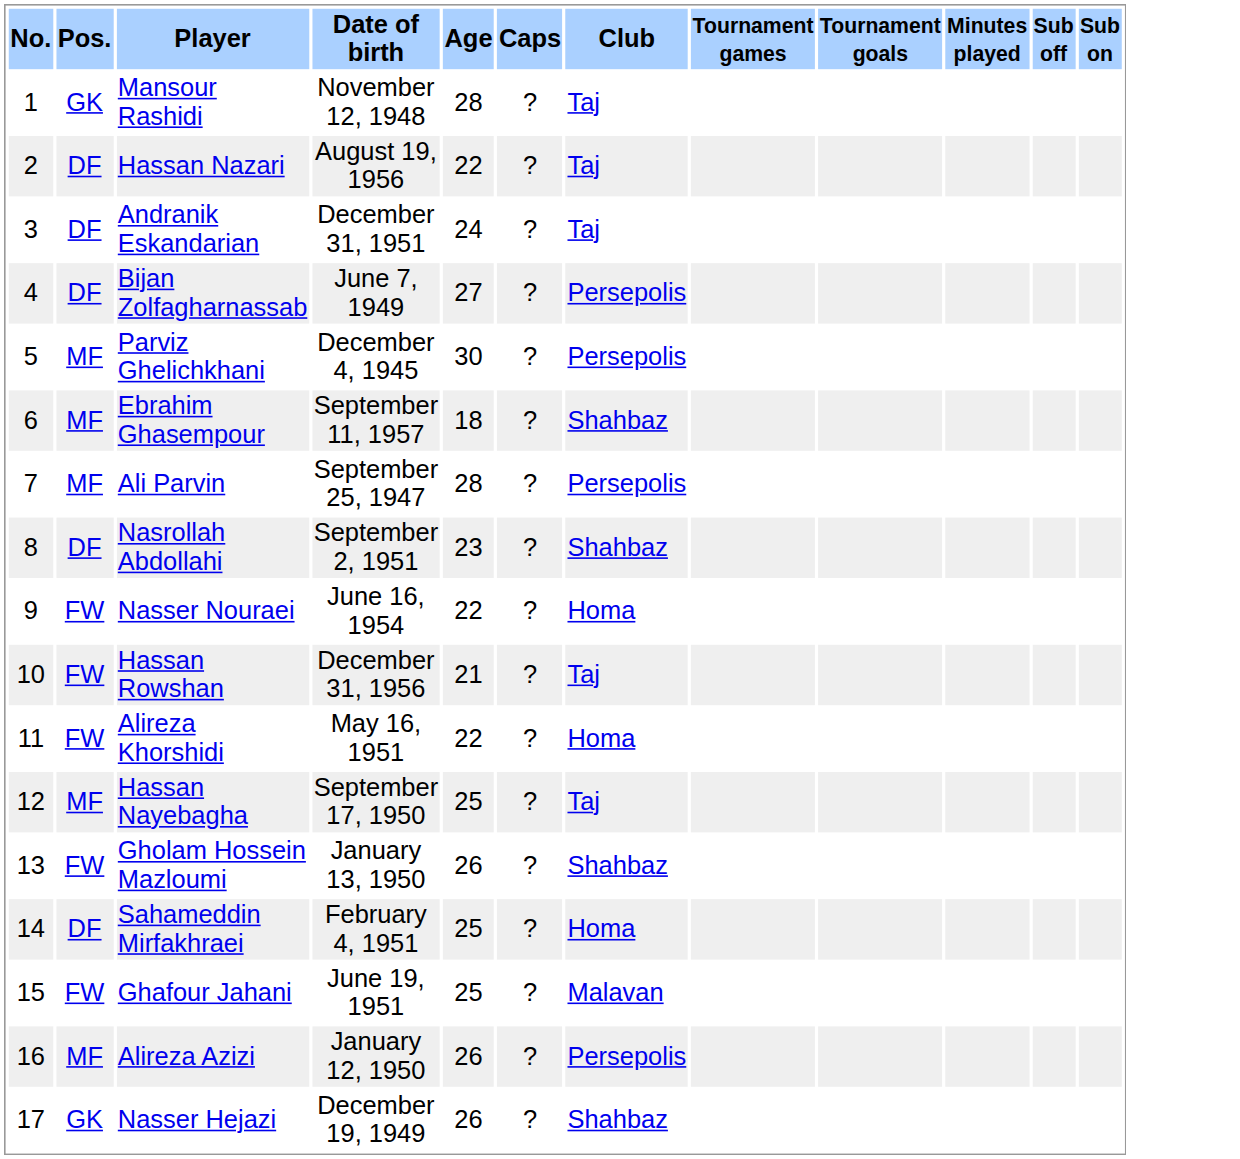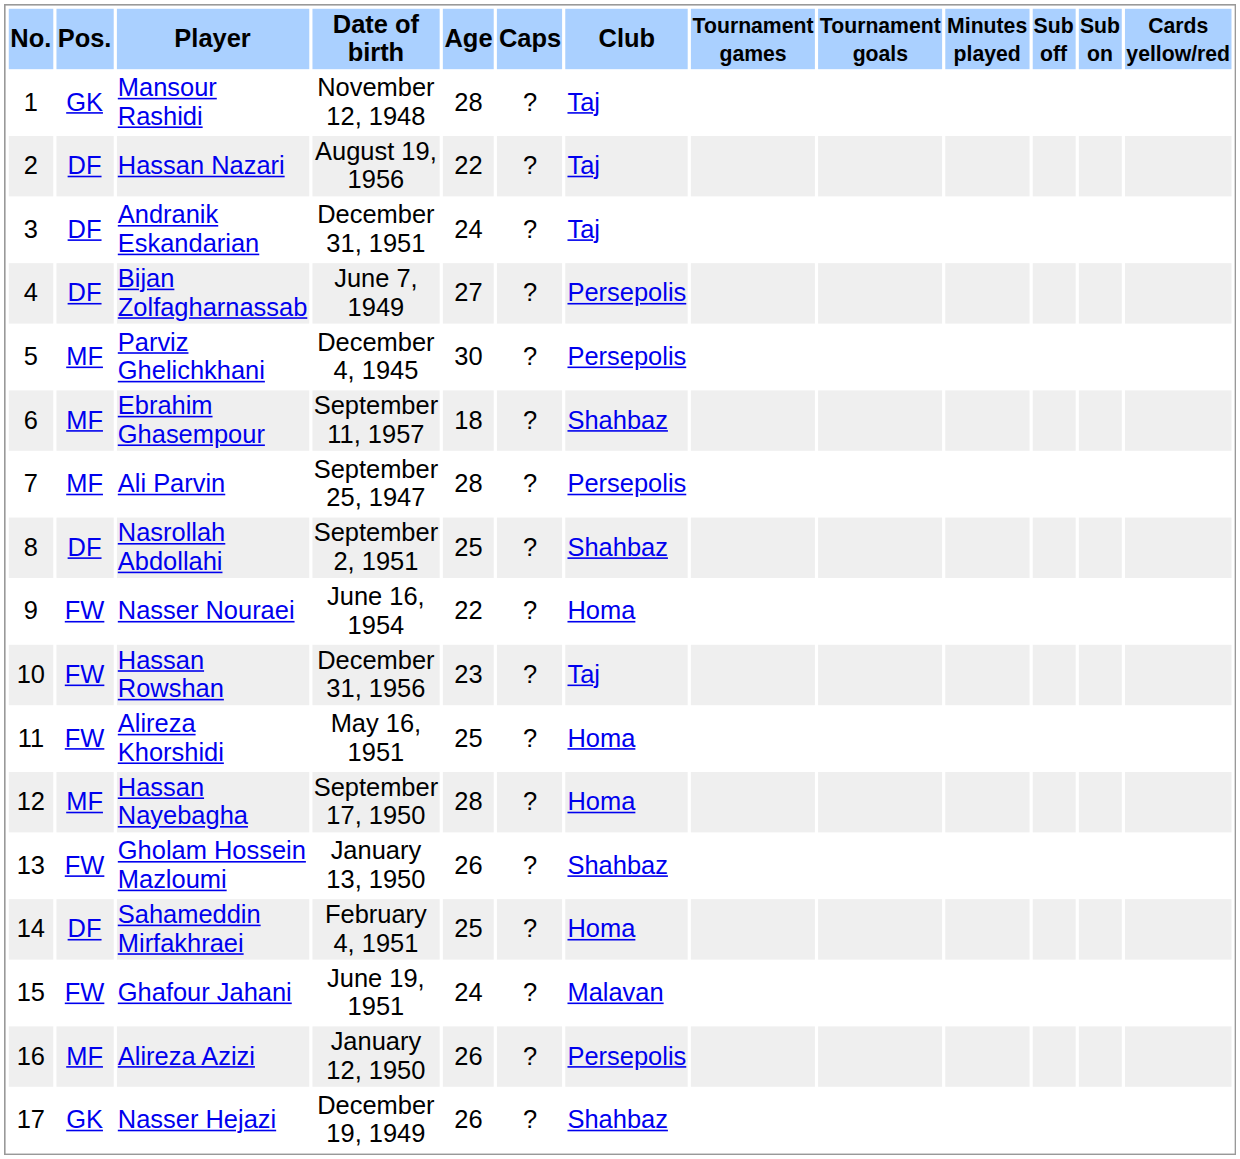+ column: (1178, 40)
(469, 547) 23 -> (469, 547) 25
(469, 674) 21 -> (469, 674) 23
(469, 738) 22 -> (469, 738) 25
(469, 801) 25 -> (469, 801) 28
(584, 801) Taj -> (601, 801) Homa
(469, 992) 25 -> (469, 992) 24
